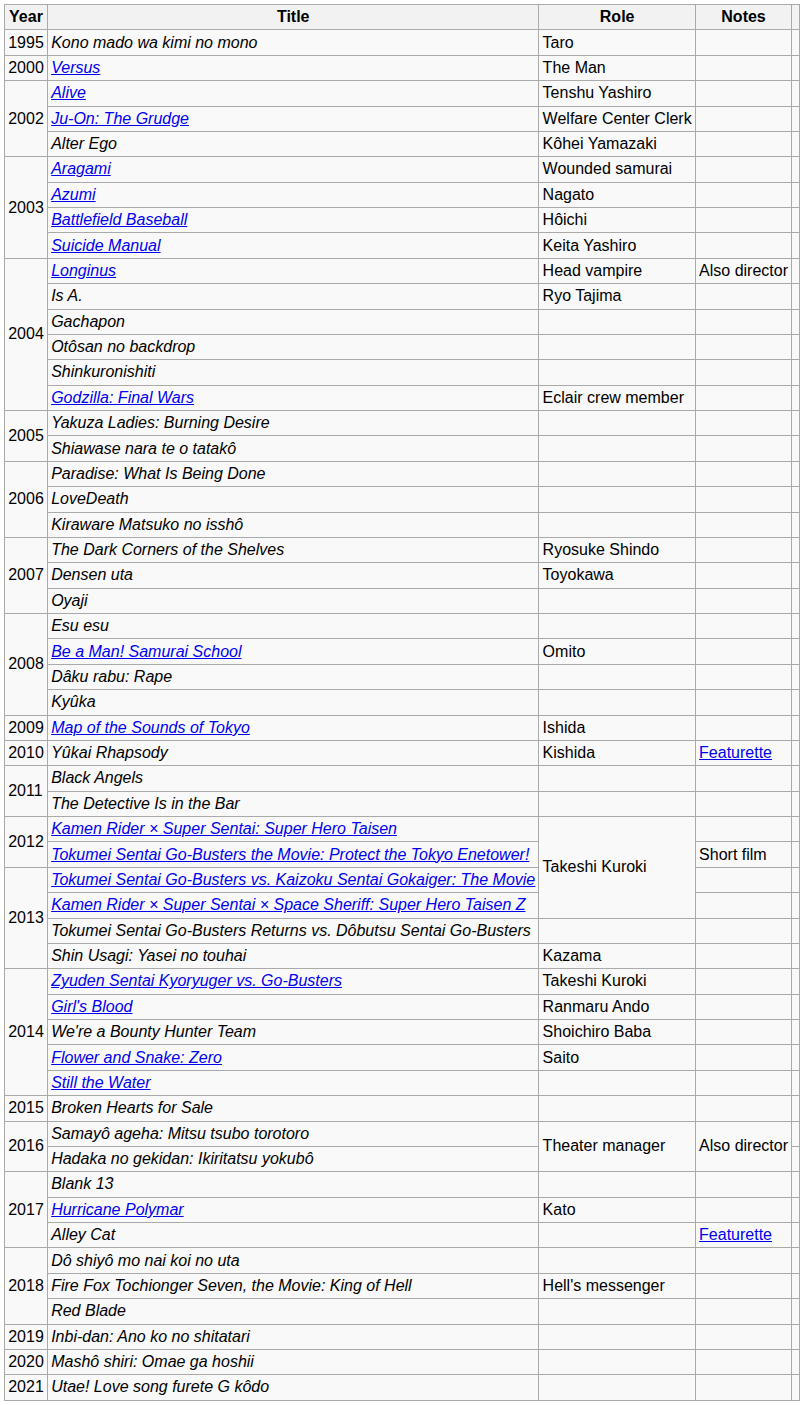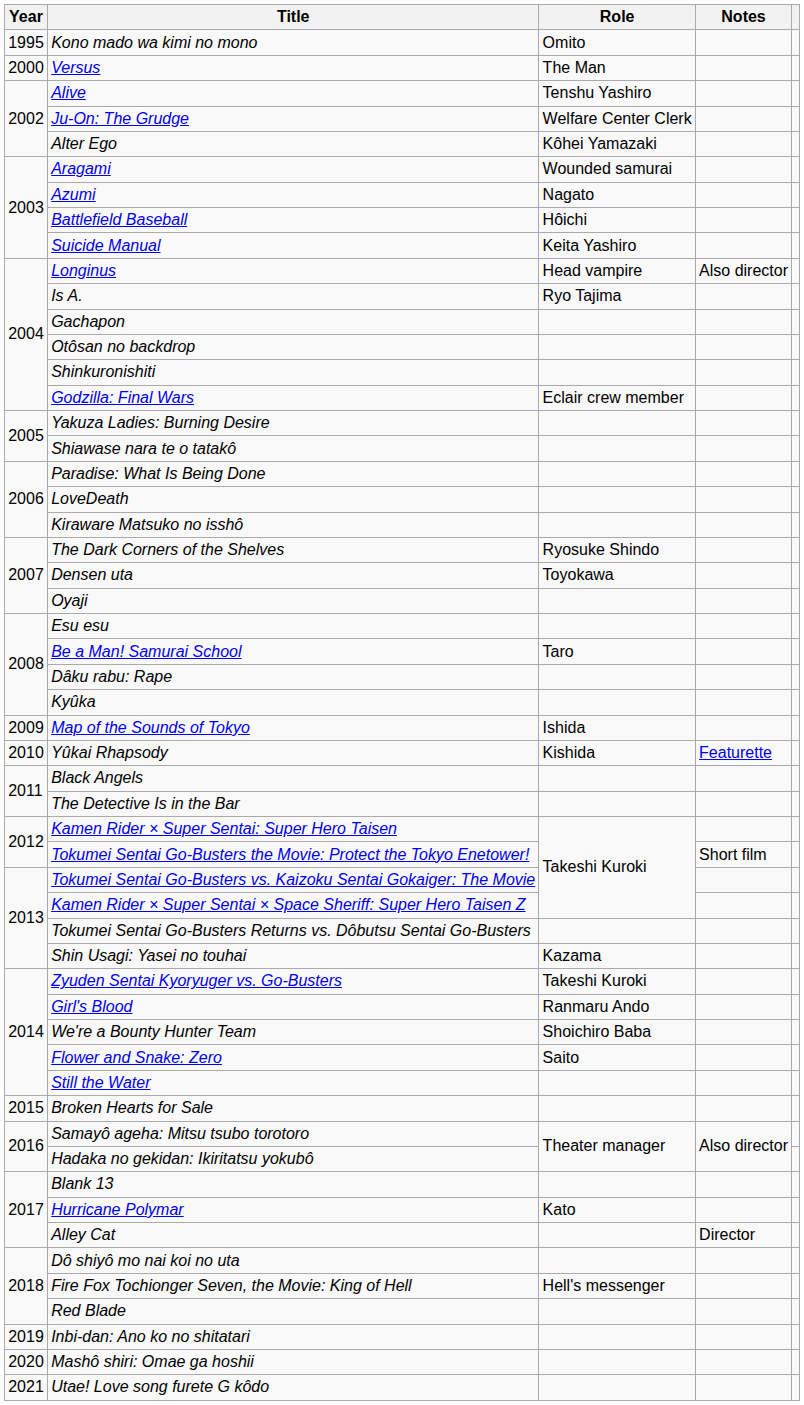(558, 42) Taro -> (564, 42) Omito
(564, 651) Omito -> (558, 651) Taro
(736, 1235) Featurette -> (727, 1235) Director
